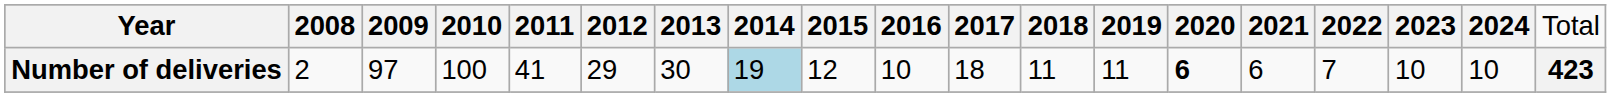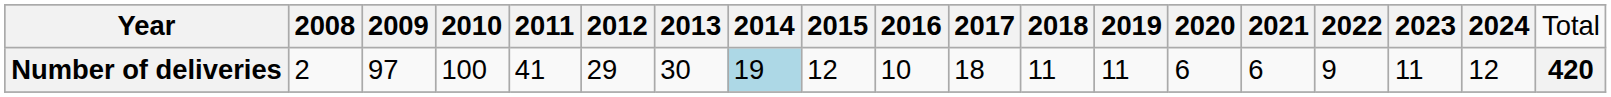(1182, 69) bold -> (1182, 69) normal
(1329, 69) 7 -> (1329, 69) 9
(1410, 69) 10 -> (1409, 69) 11
(1484, 69) 10 -> (1484, 69) 12
(1571, 69) 423 -> (1571, 69) 420
